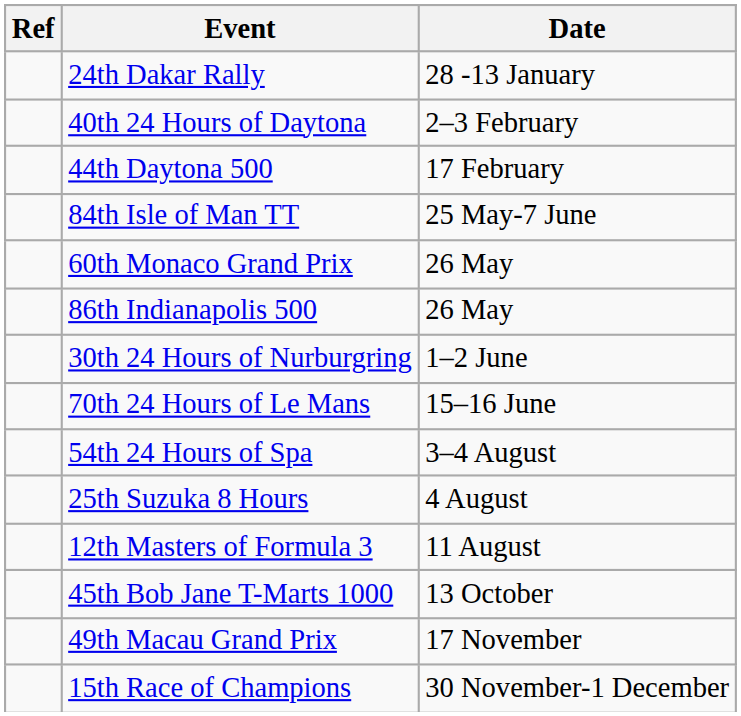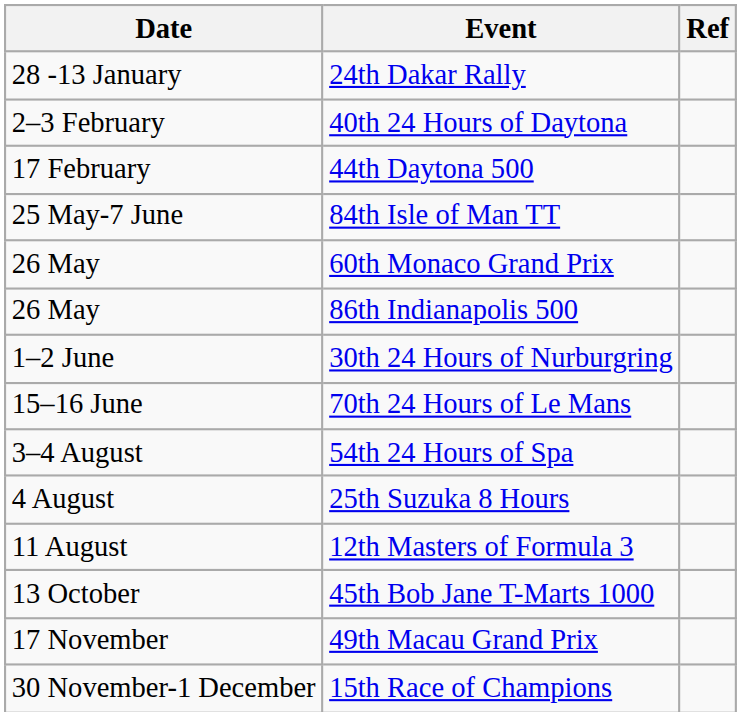columns swapped: (577, 27) <-> (33, 27)
